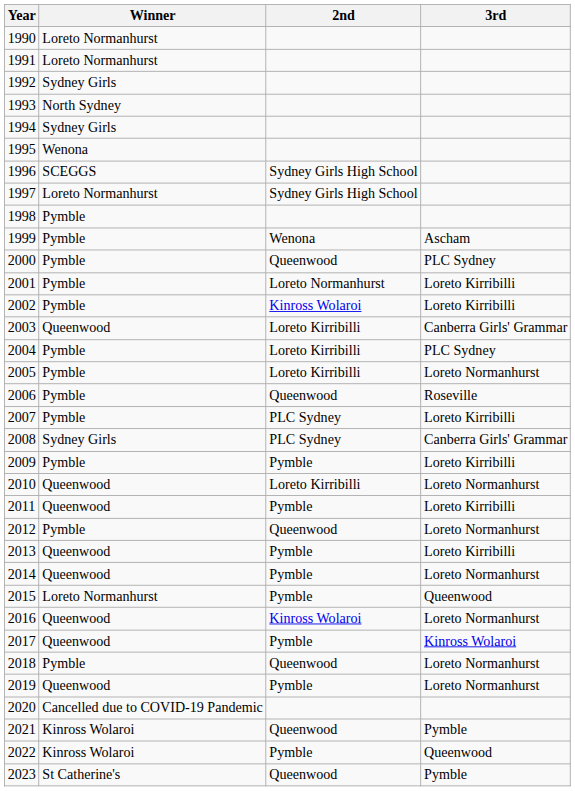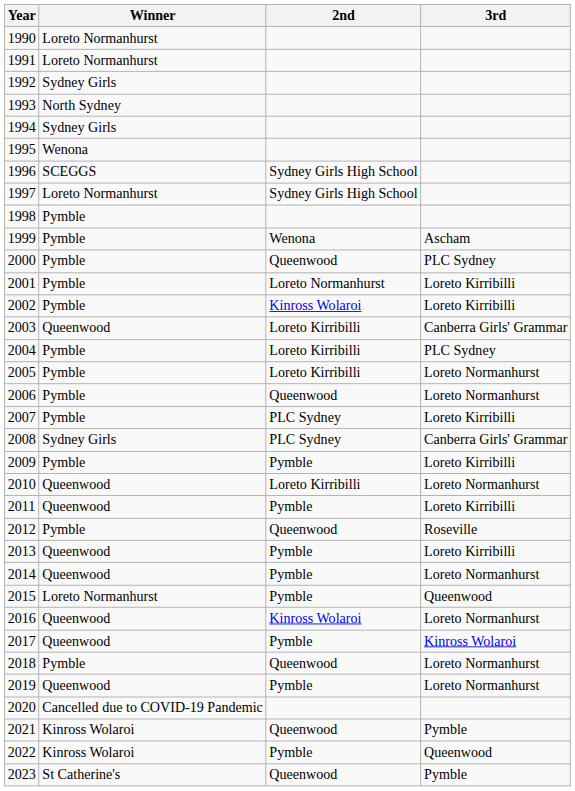(451, 395) Roseville -> (482, 395) Loreto Normanhurst
(482, 529) Loreto Normanhurst -> (451, 529) Roseville
